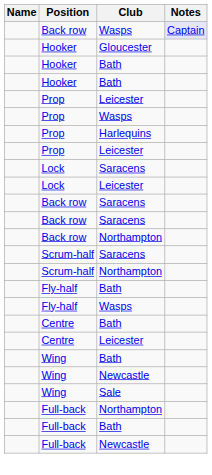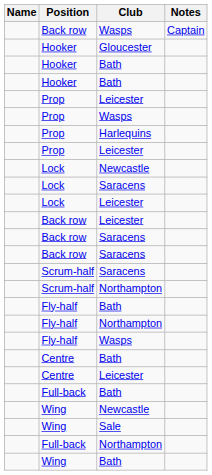(186, 30) lavender background -> (186, 30) no background
+ row: (53, 168)
+ row: (64, 220)
- row: (64, 237)
+ row: (59, 323)
rows swapped: (54, 358) <-> (64, 427)
- row: (64, 444)
